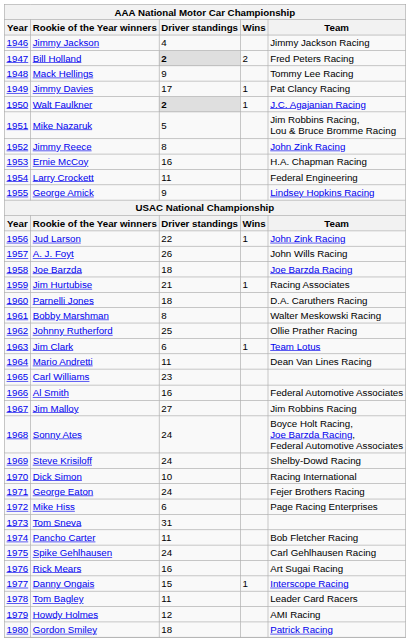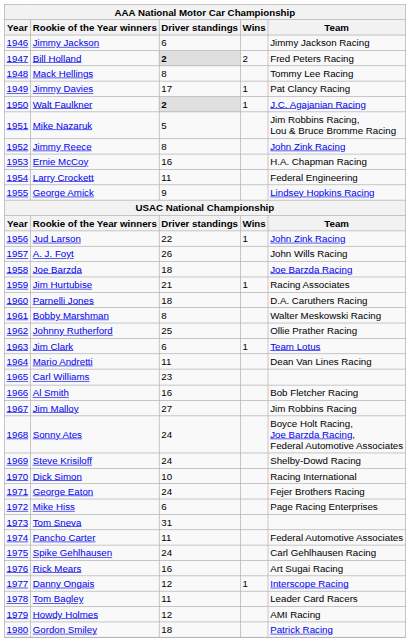(164, 43) 4 -> (164, 43) 6
(164, 74) 9 -> (164, 74) 8
(337, 393) Federal Automotive Associates -> (314, 393) Bob Fletcher Racing
(314, 538) Bob Fletcher Racing -> (337, 538) Federal Automotive Associates
(167, 584) 15 -> (167, 584) 12
